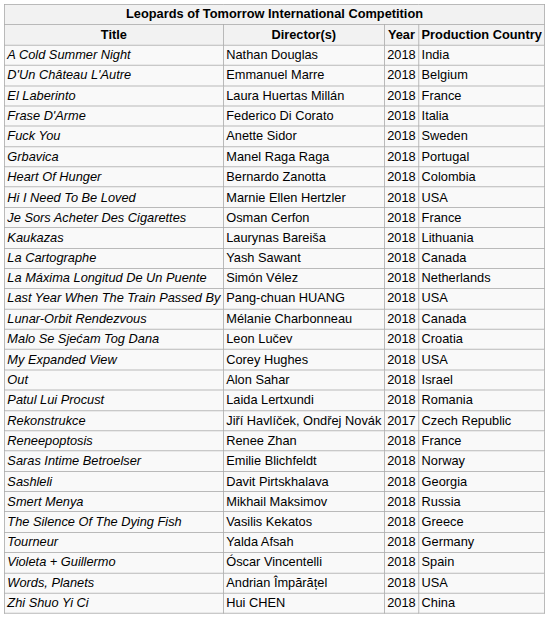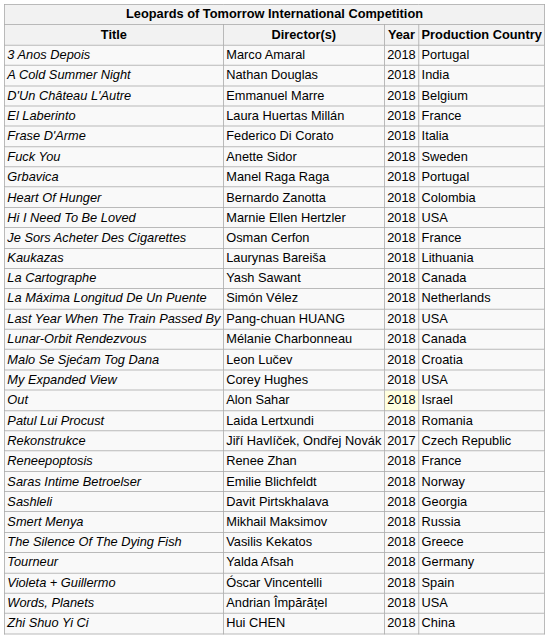+ row: (49, 55)
(401, 380) no background -> (401, 400) lightyellow background
